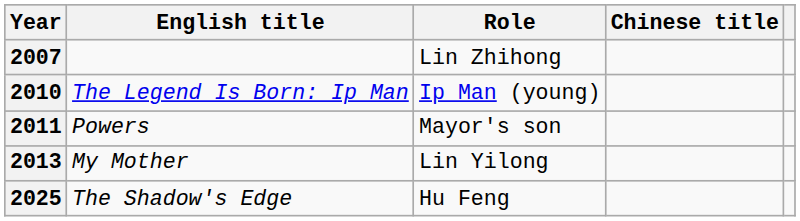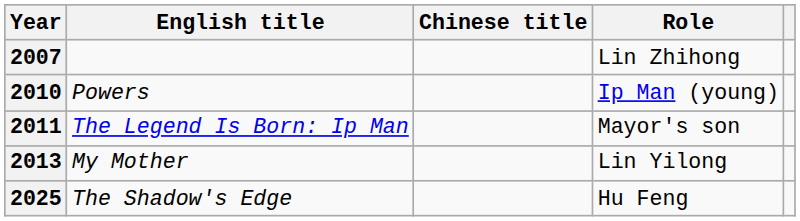columns swapped: (695, 22) <-> (510, 22)
(240, 93) The Legend Is Born: Ip Man -> (111, 93) Powers
(111, 128) Powers -> (240, 128) The Legend Is Born: Ip Man
